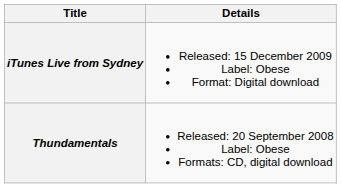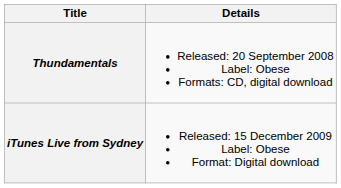rows swapped: (75, 143) <-> (75, 62)
